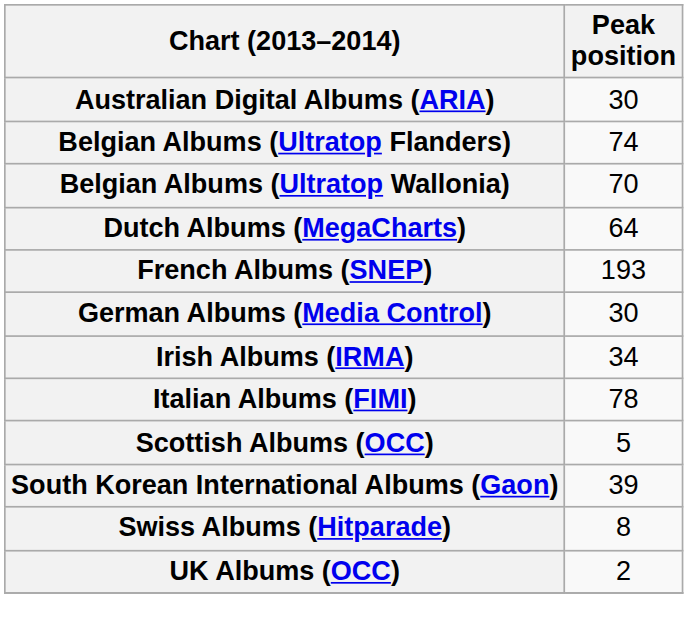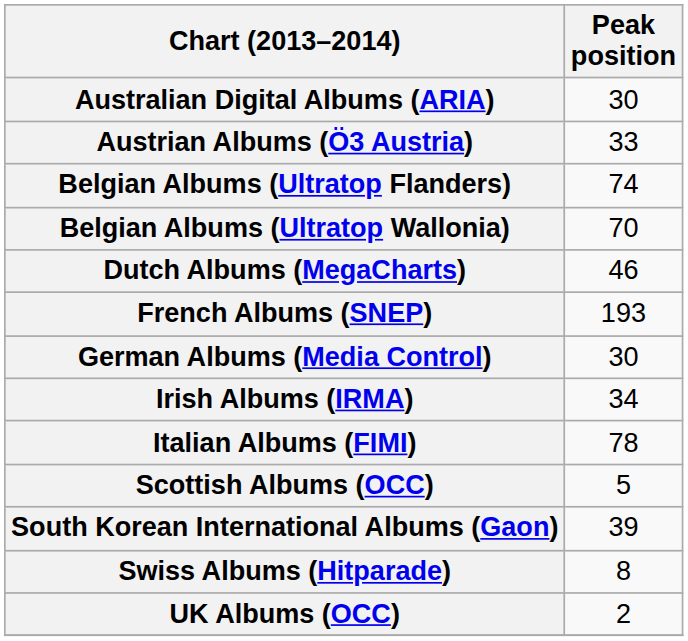+ row: (285, 142)
(623, 227) 64 -> (623, 270) 46
